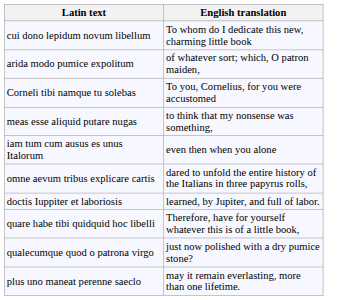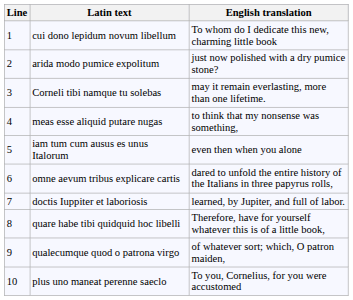+ column: (17, 12)
(237, 64) of whatever sort; which, O patron maiden, -> (268, 64) just now polished with a dry pumice stone?
(234, 92) To you, Cornelius, for you were accustomed -> (259, 92) may it remain everlasting, more than one lifetime.
(243, 252) just now polished with a dry pumice stone? -> (263, 252) of whatever sort; which, O patron maiden,
(233, 281) may it remain everlasting, more than one lifetime. -> (259, 281) To you, Cornelius, for you were accustomed
